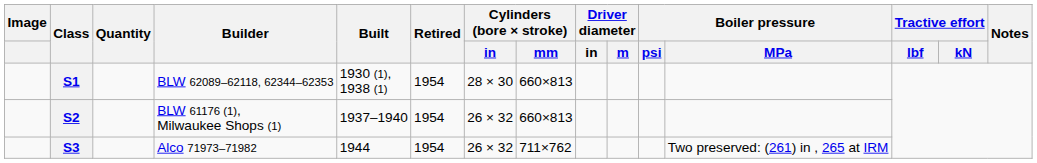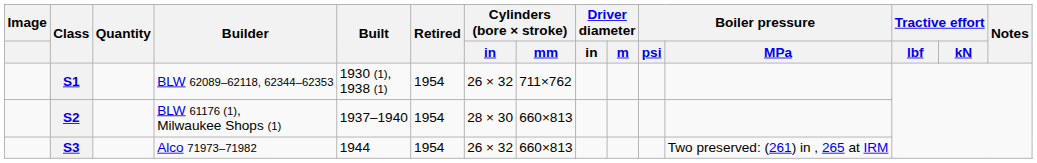(490, 81) 28 × 30 -> (490, 81) 26 × 32
(546, 81) 660×813 -> (545, 81) 711×762
(490, 118) 26 × 32 -> (490, 118) 28 × 30
(545, 147) 711×762 -> (546, 147) 660×813
